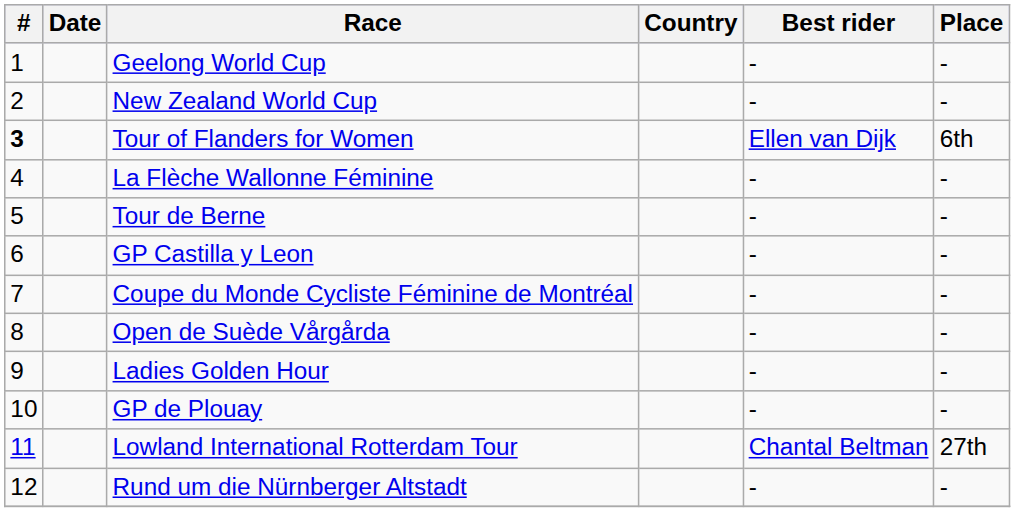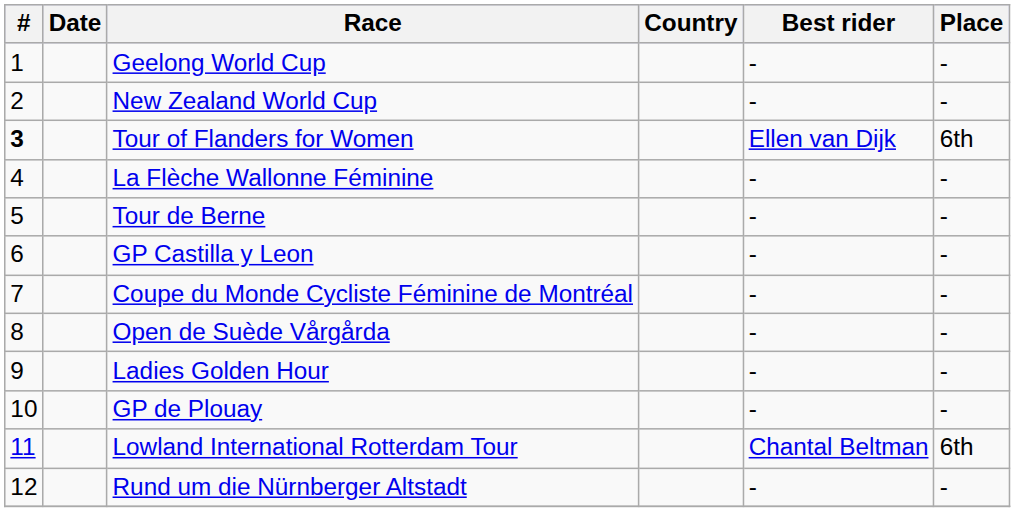(963, 448) 27th -> (957, 448) 6th
